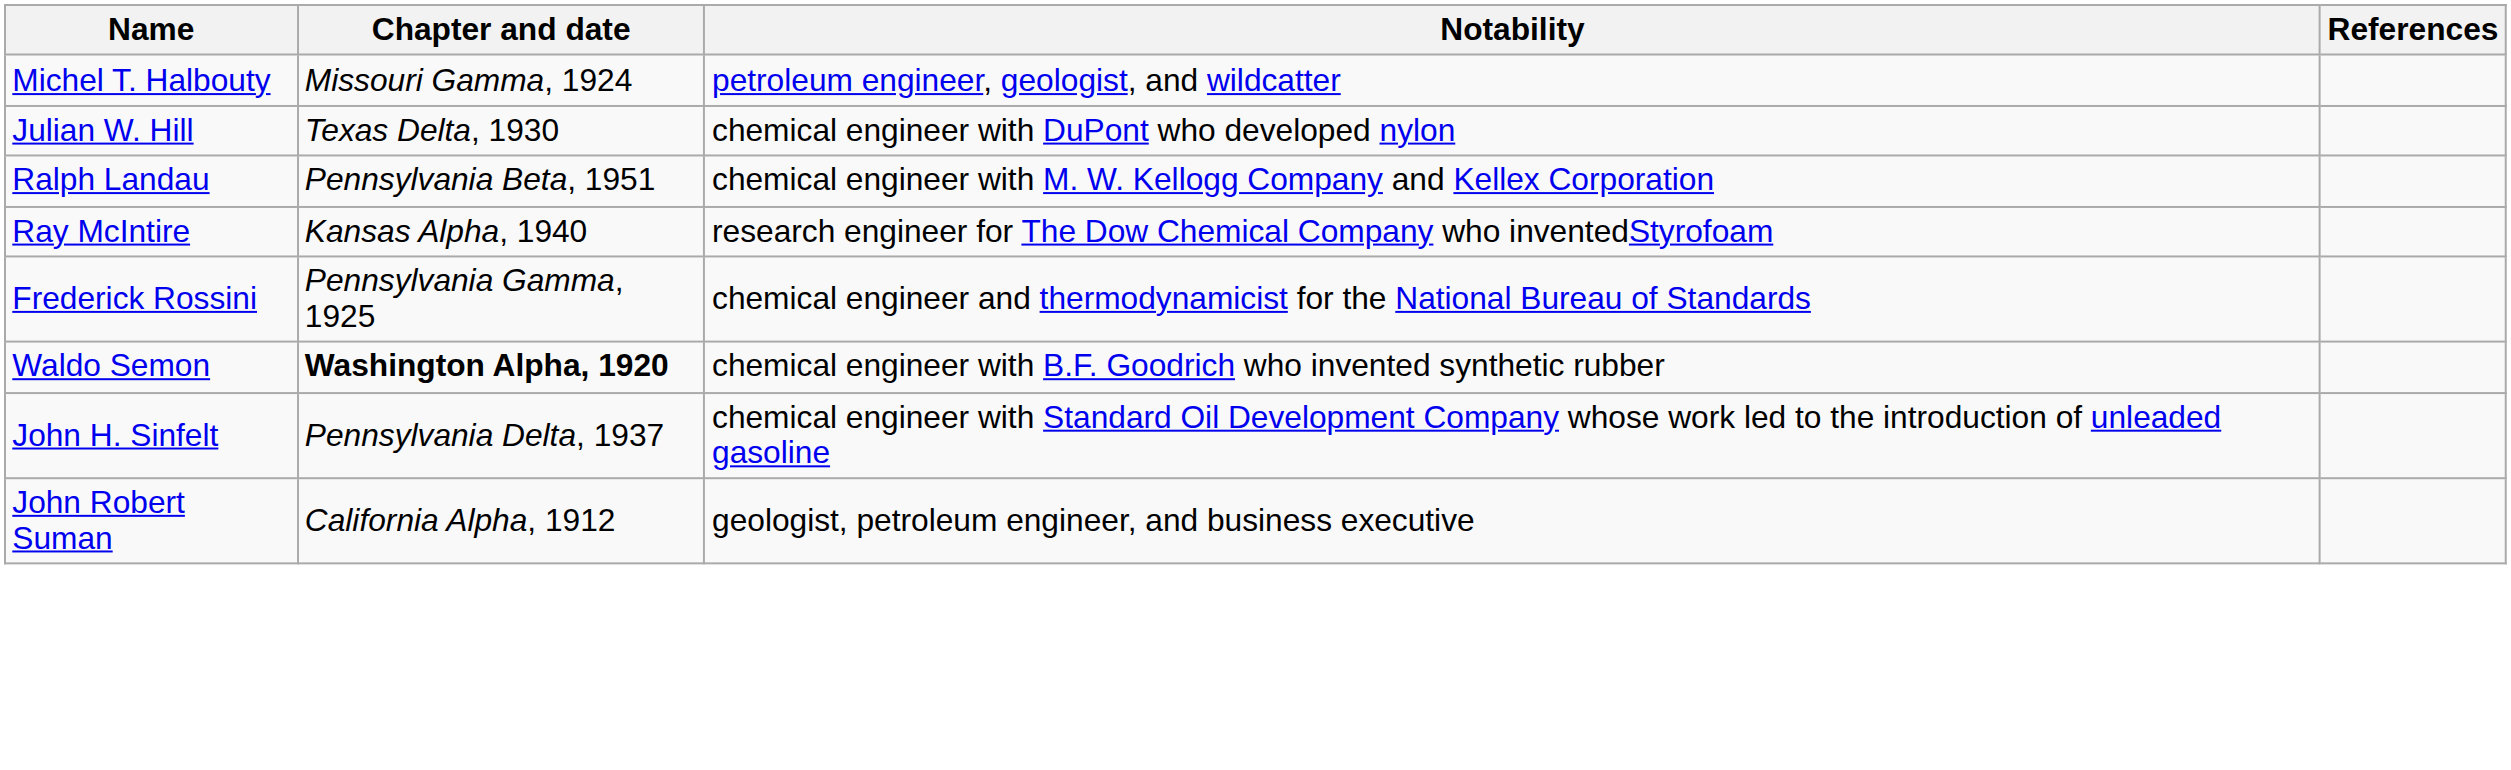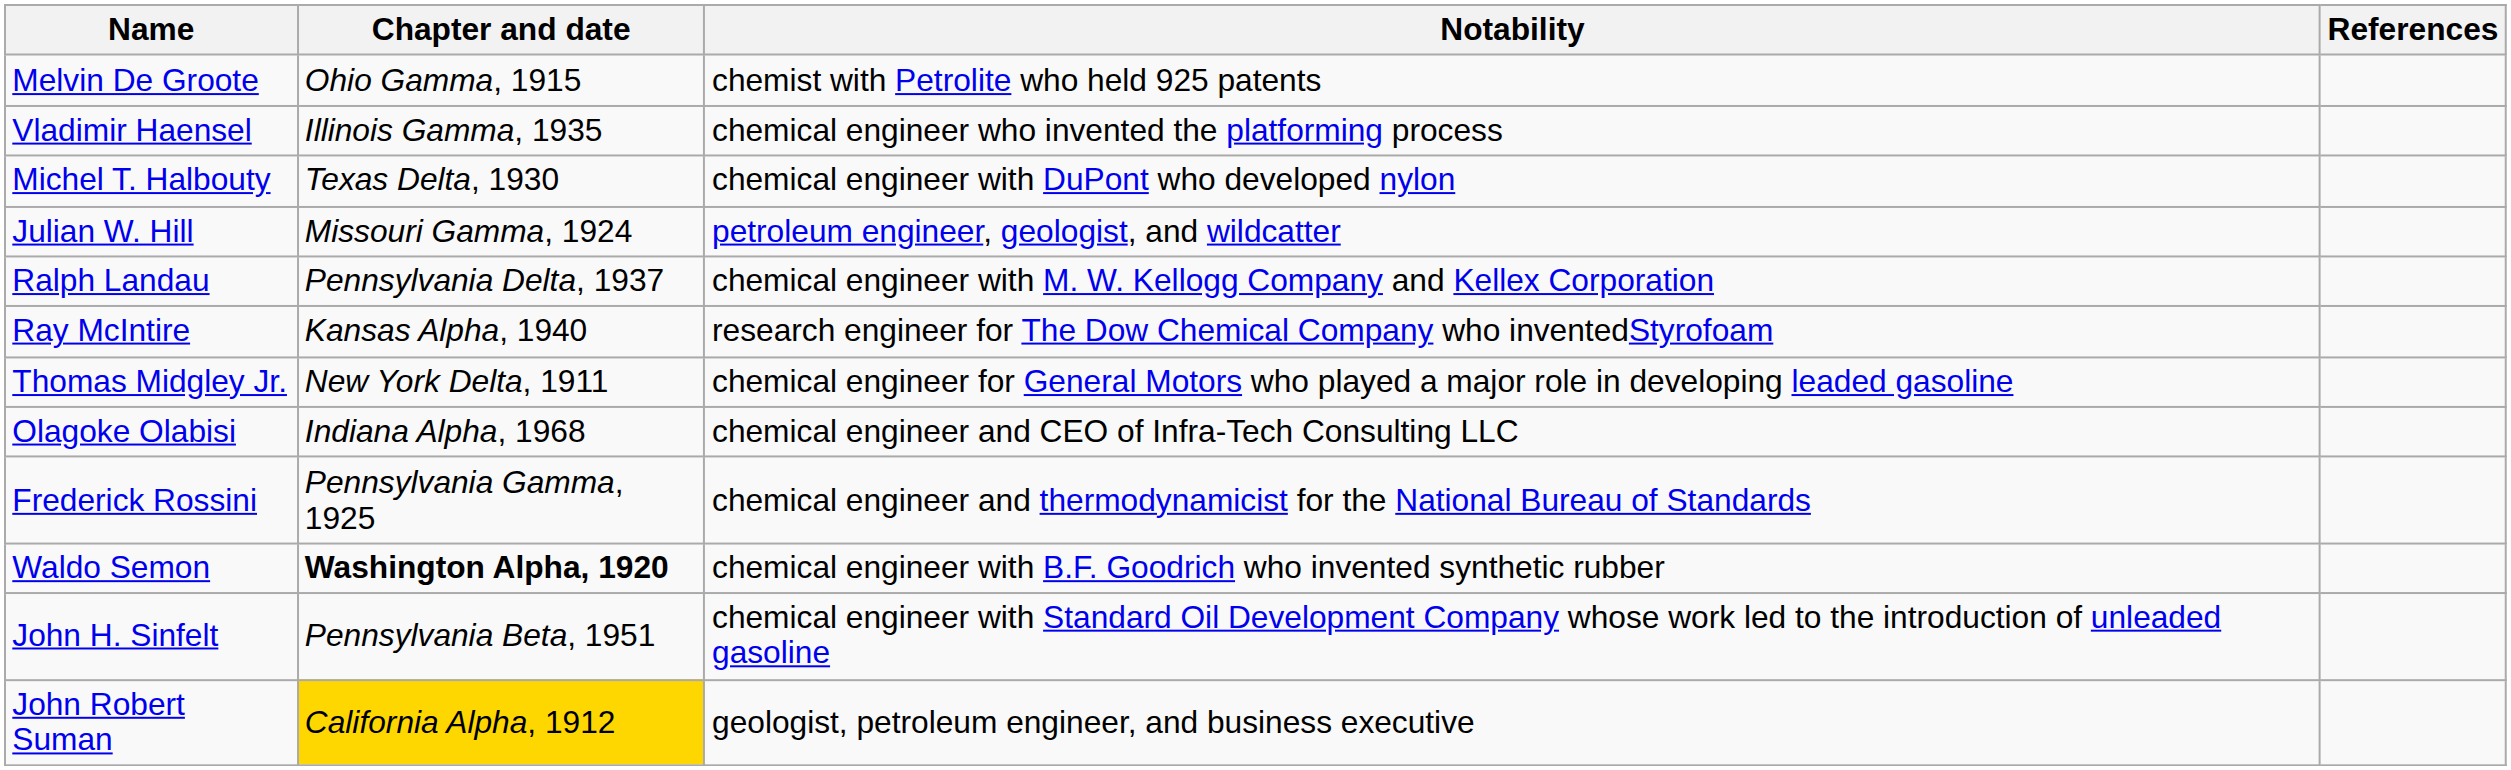+ row: (136, 79)
+ row: (132, 130)
(469, 79) Missouri Gamma, 1924 -> (432, 180) Texas Delta, 1930
(1026, 79) petroleum engineer, geologist, and wildcatter -> (1084, 180) chemical engineer with DuPont who developed nylon
(432, 130) Texas Delta, 1930 -> (469, 230) Missouri Gamma, 1924
(1084, 130) chemical engineer with DuPont who developed nylon -> (1026, 230) petroleum engineer, geologist, and wildcatter
(480, 180) Pennsylvania Beta, 1951 -> (484, 280) Pennsylvania Delta, 1937
+ row: (150, 381)
+ row: (124, 431)
(484, 434) Pennsylvania Delta, 1937 -> (480, 635) Pennsylvania Beta, 1951
(460, 520) no background -> (460, 721) gold background
